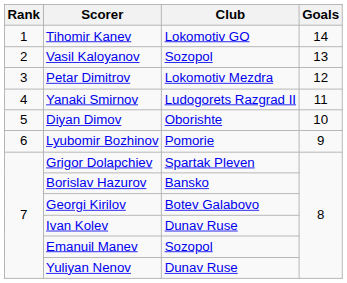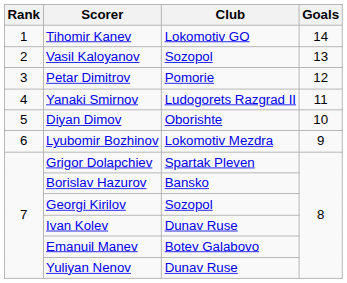(219, 78) Lokomotiv Mezdra -> (189, 78) Pomorie
(189, 141) Pomorie -> (219, 141) Lokomotiv Mezdra
(212, 204) Botev Galabovo -> (189, 204) Sozopol
(189, 246) Sozopol -> (212, 246) Botev Galabovo
